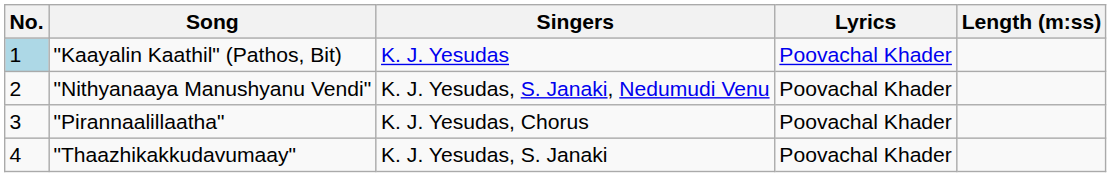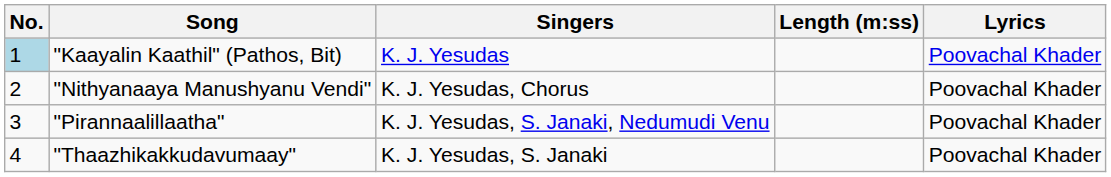columns swapped: (866, 22) <-> (1031, 22)
(575, 88) K. J. Yesudas, S. Janaki, Nedumudi Venu -> (485, 88) K. J. Yesudas, Chorus
(485, 122) K. J. Yesudas, Chorus -> (575, 122) K. J. Yesudas, S. Janaki, Nedumudi Venu
